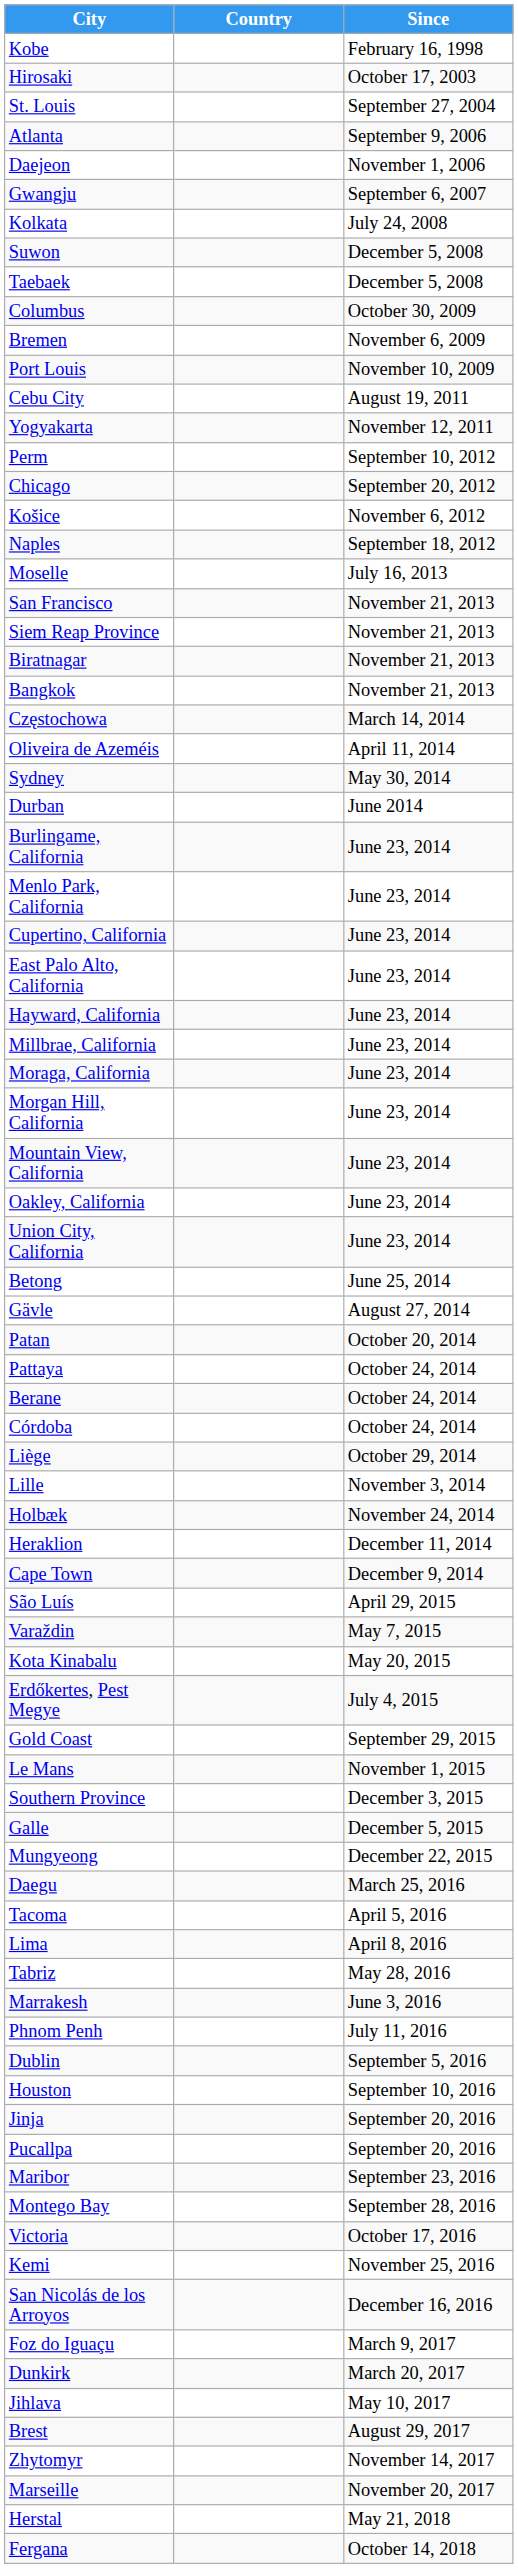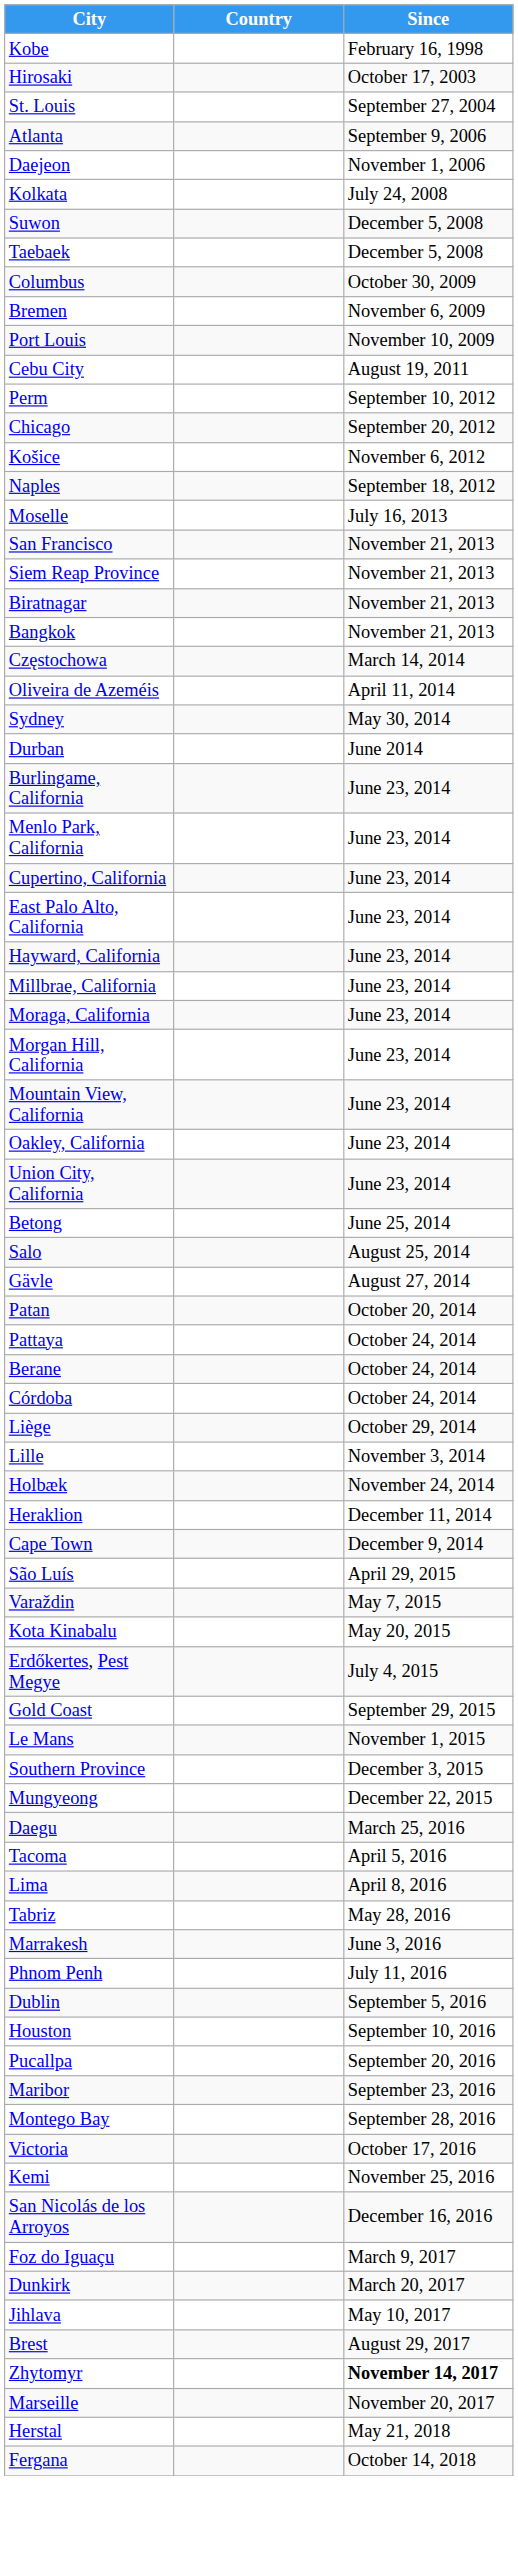- row: (43, 194)
- row: (51, 427)
+ row: (25, 1252)
- row: (29, 1827)
- row: (26, 2119)
(421, 2460) normal -> (423, 2373) bold
